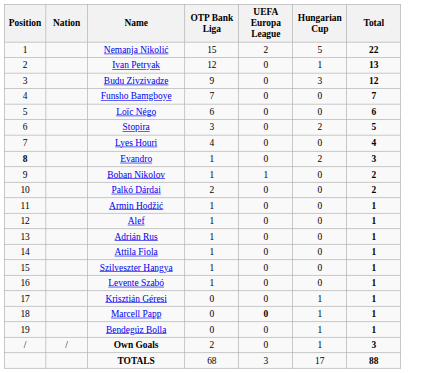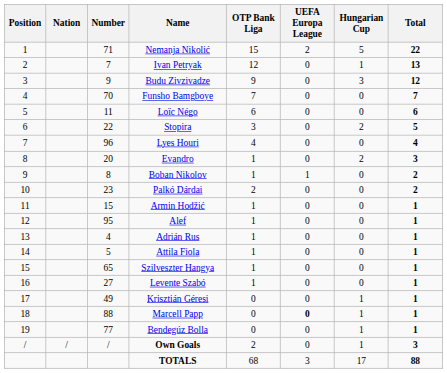+ column: (108, 23)
(25, 159) bold -> (25, 159) normal
